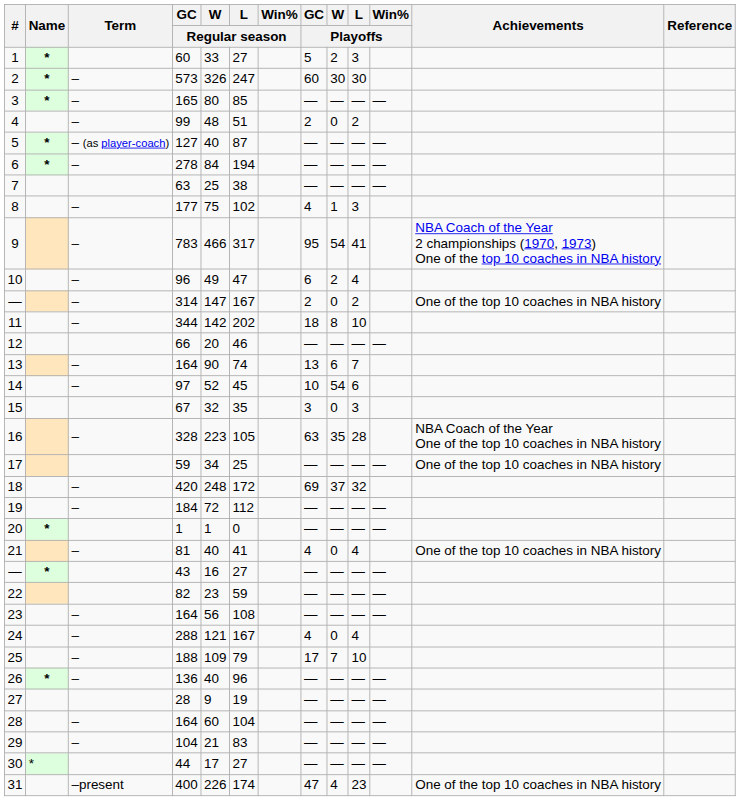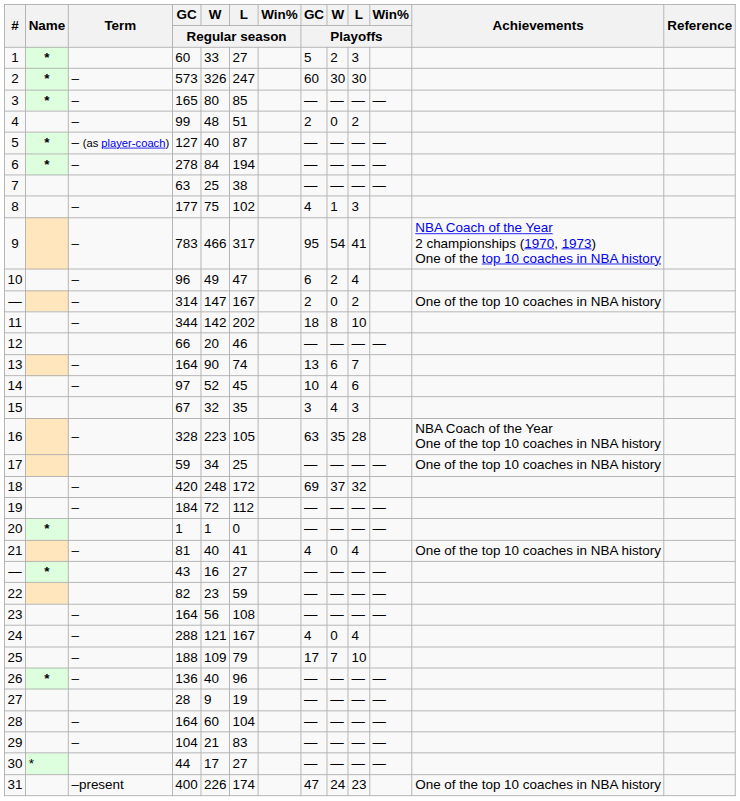(338, 386) 54 -> (334, 386) 4
(334, 407) 0 -> (334, 407) 4
(334, 785) 4 -> (338, 785) 24
